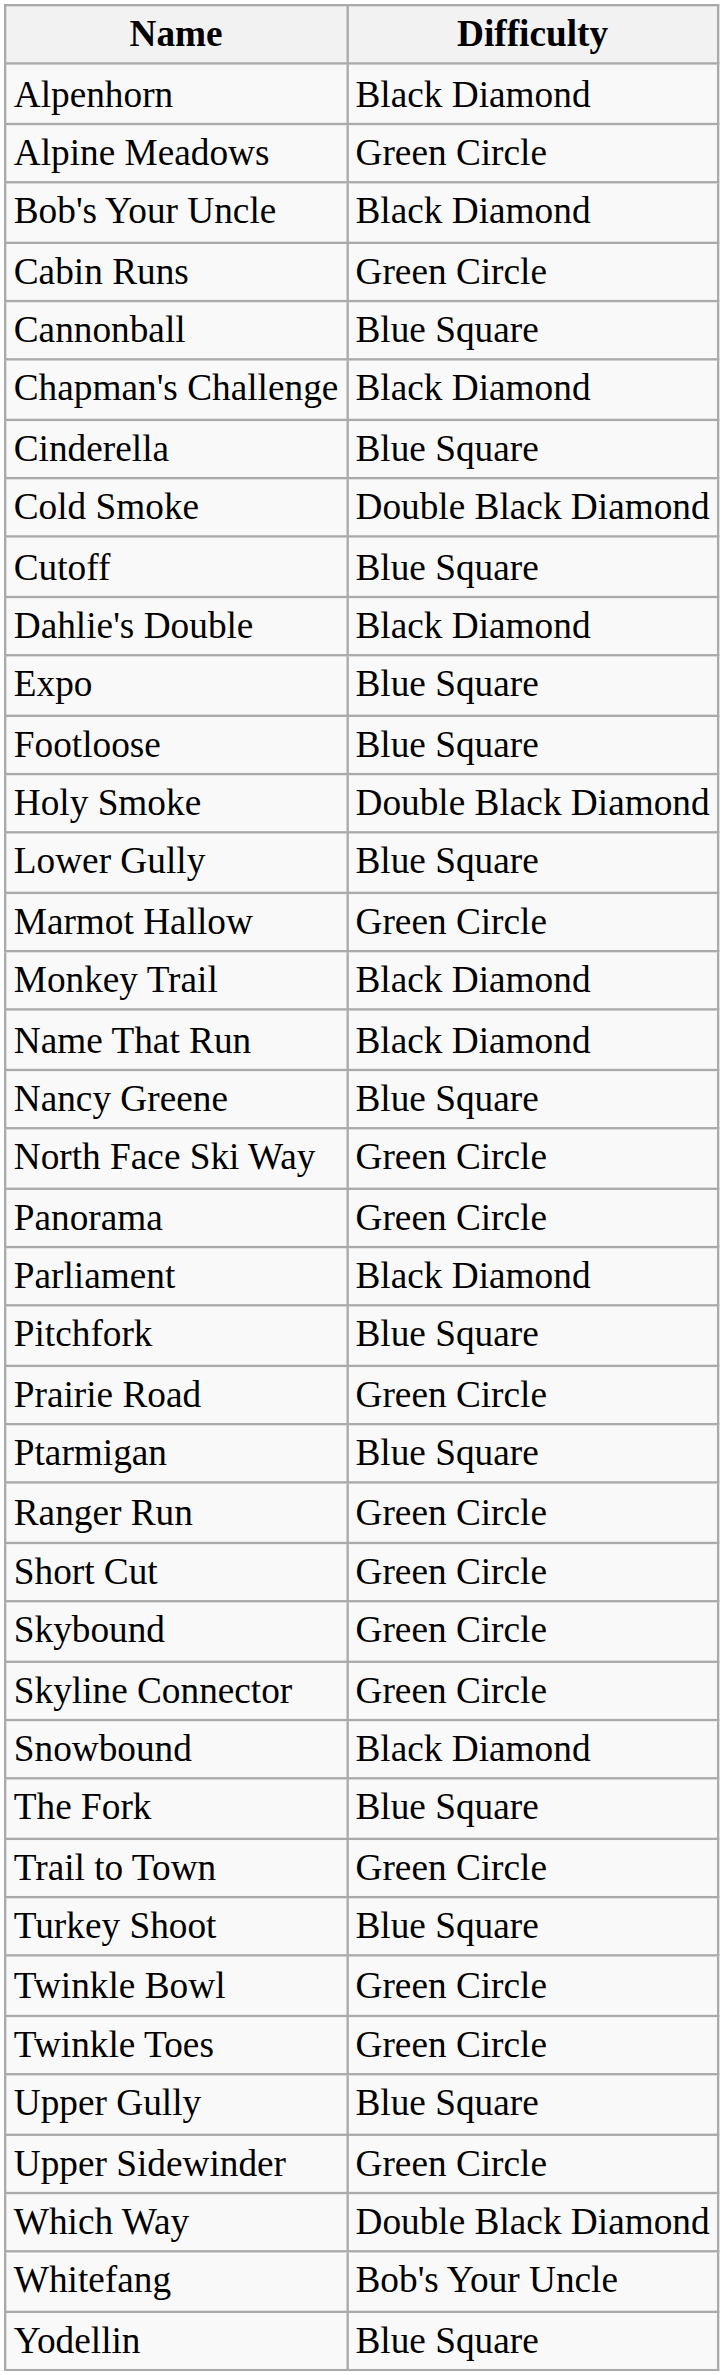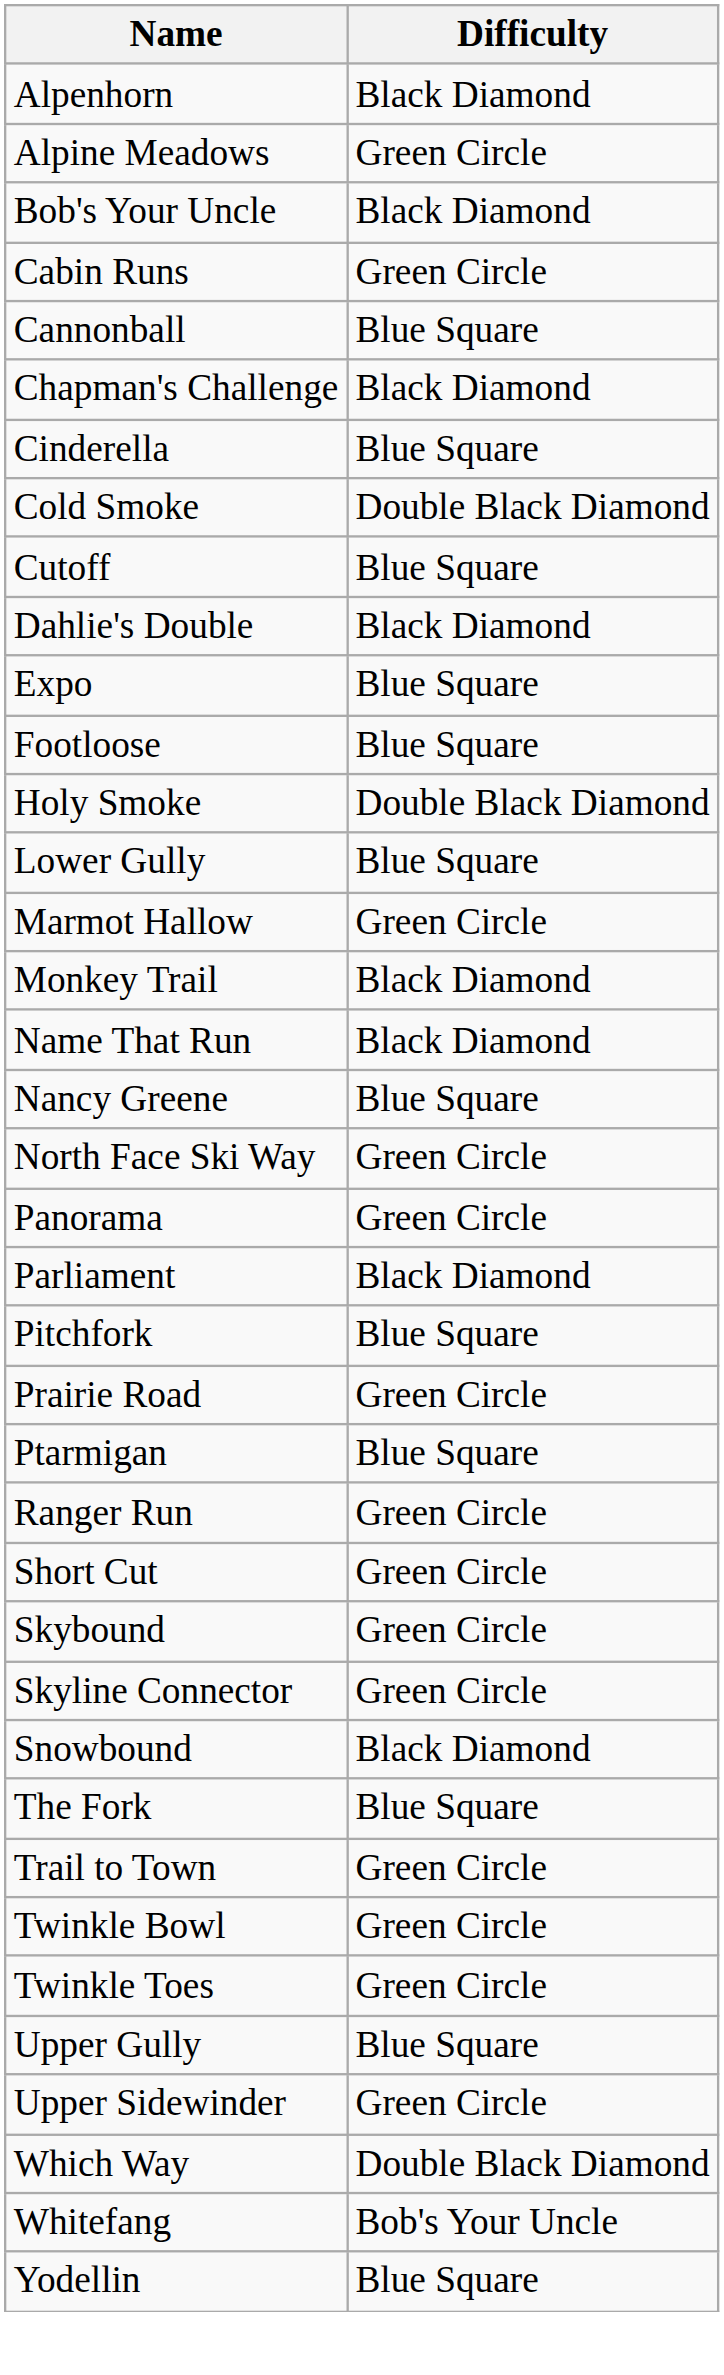- row: (115, 1926)
